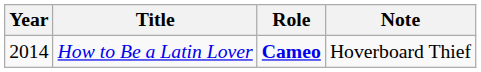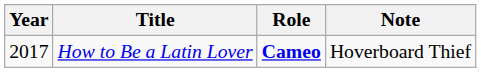(29, 51) 2014 -> (29, 51) 2017
